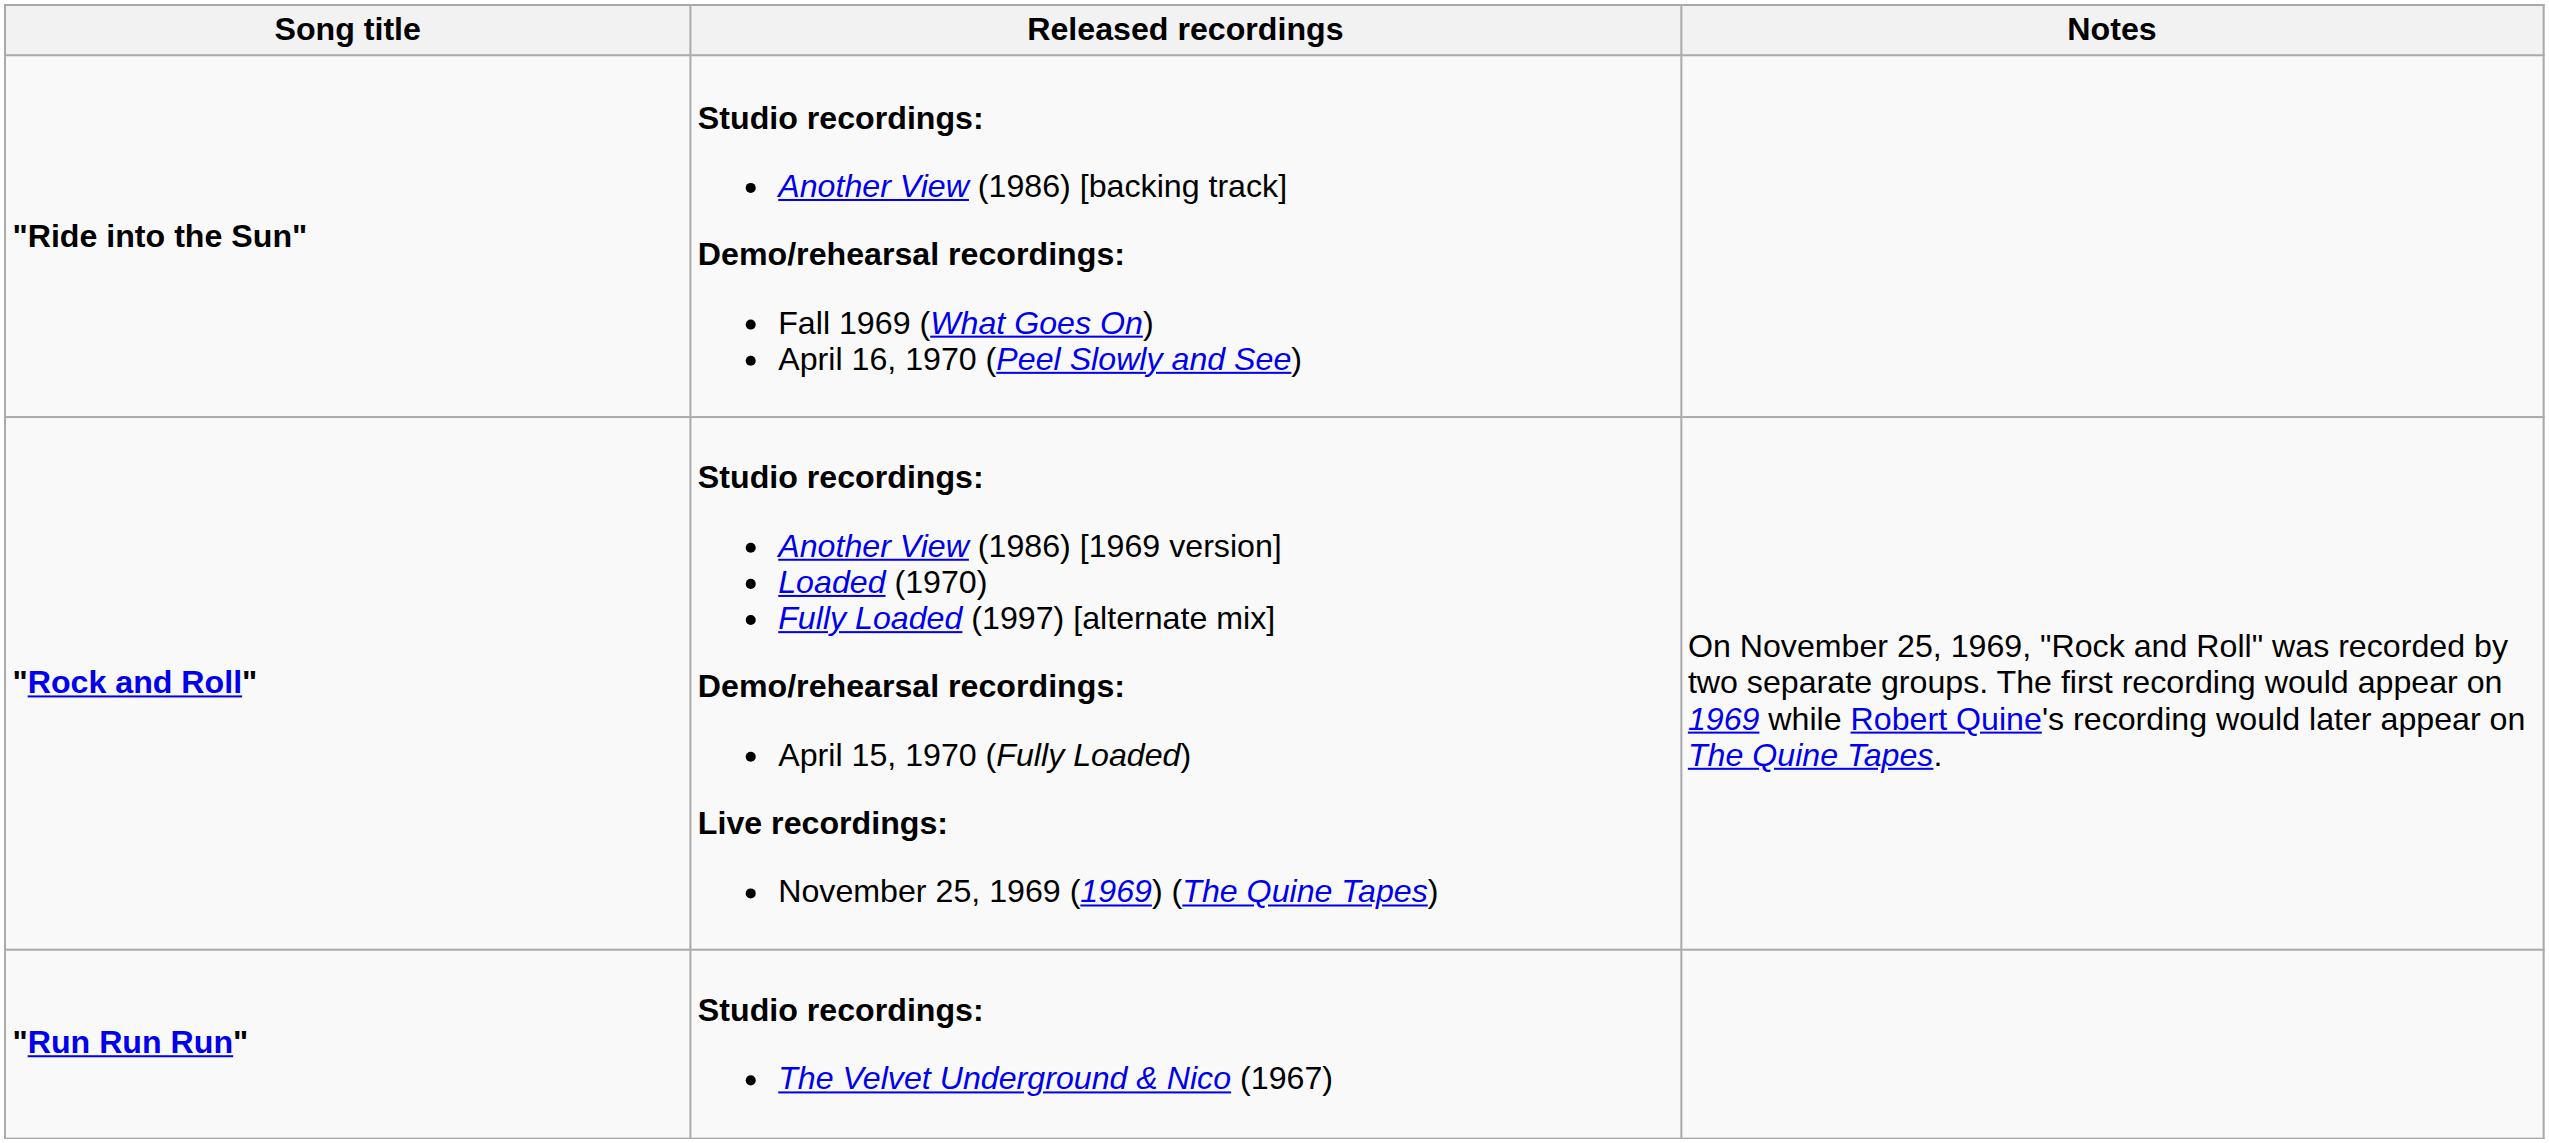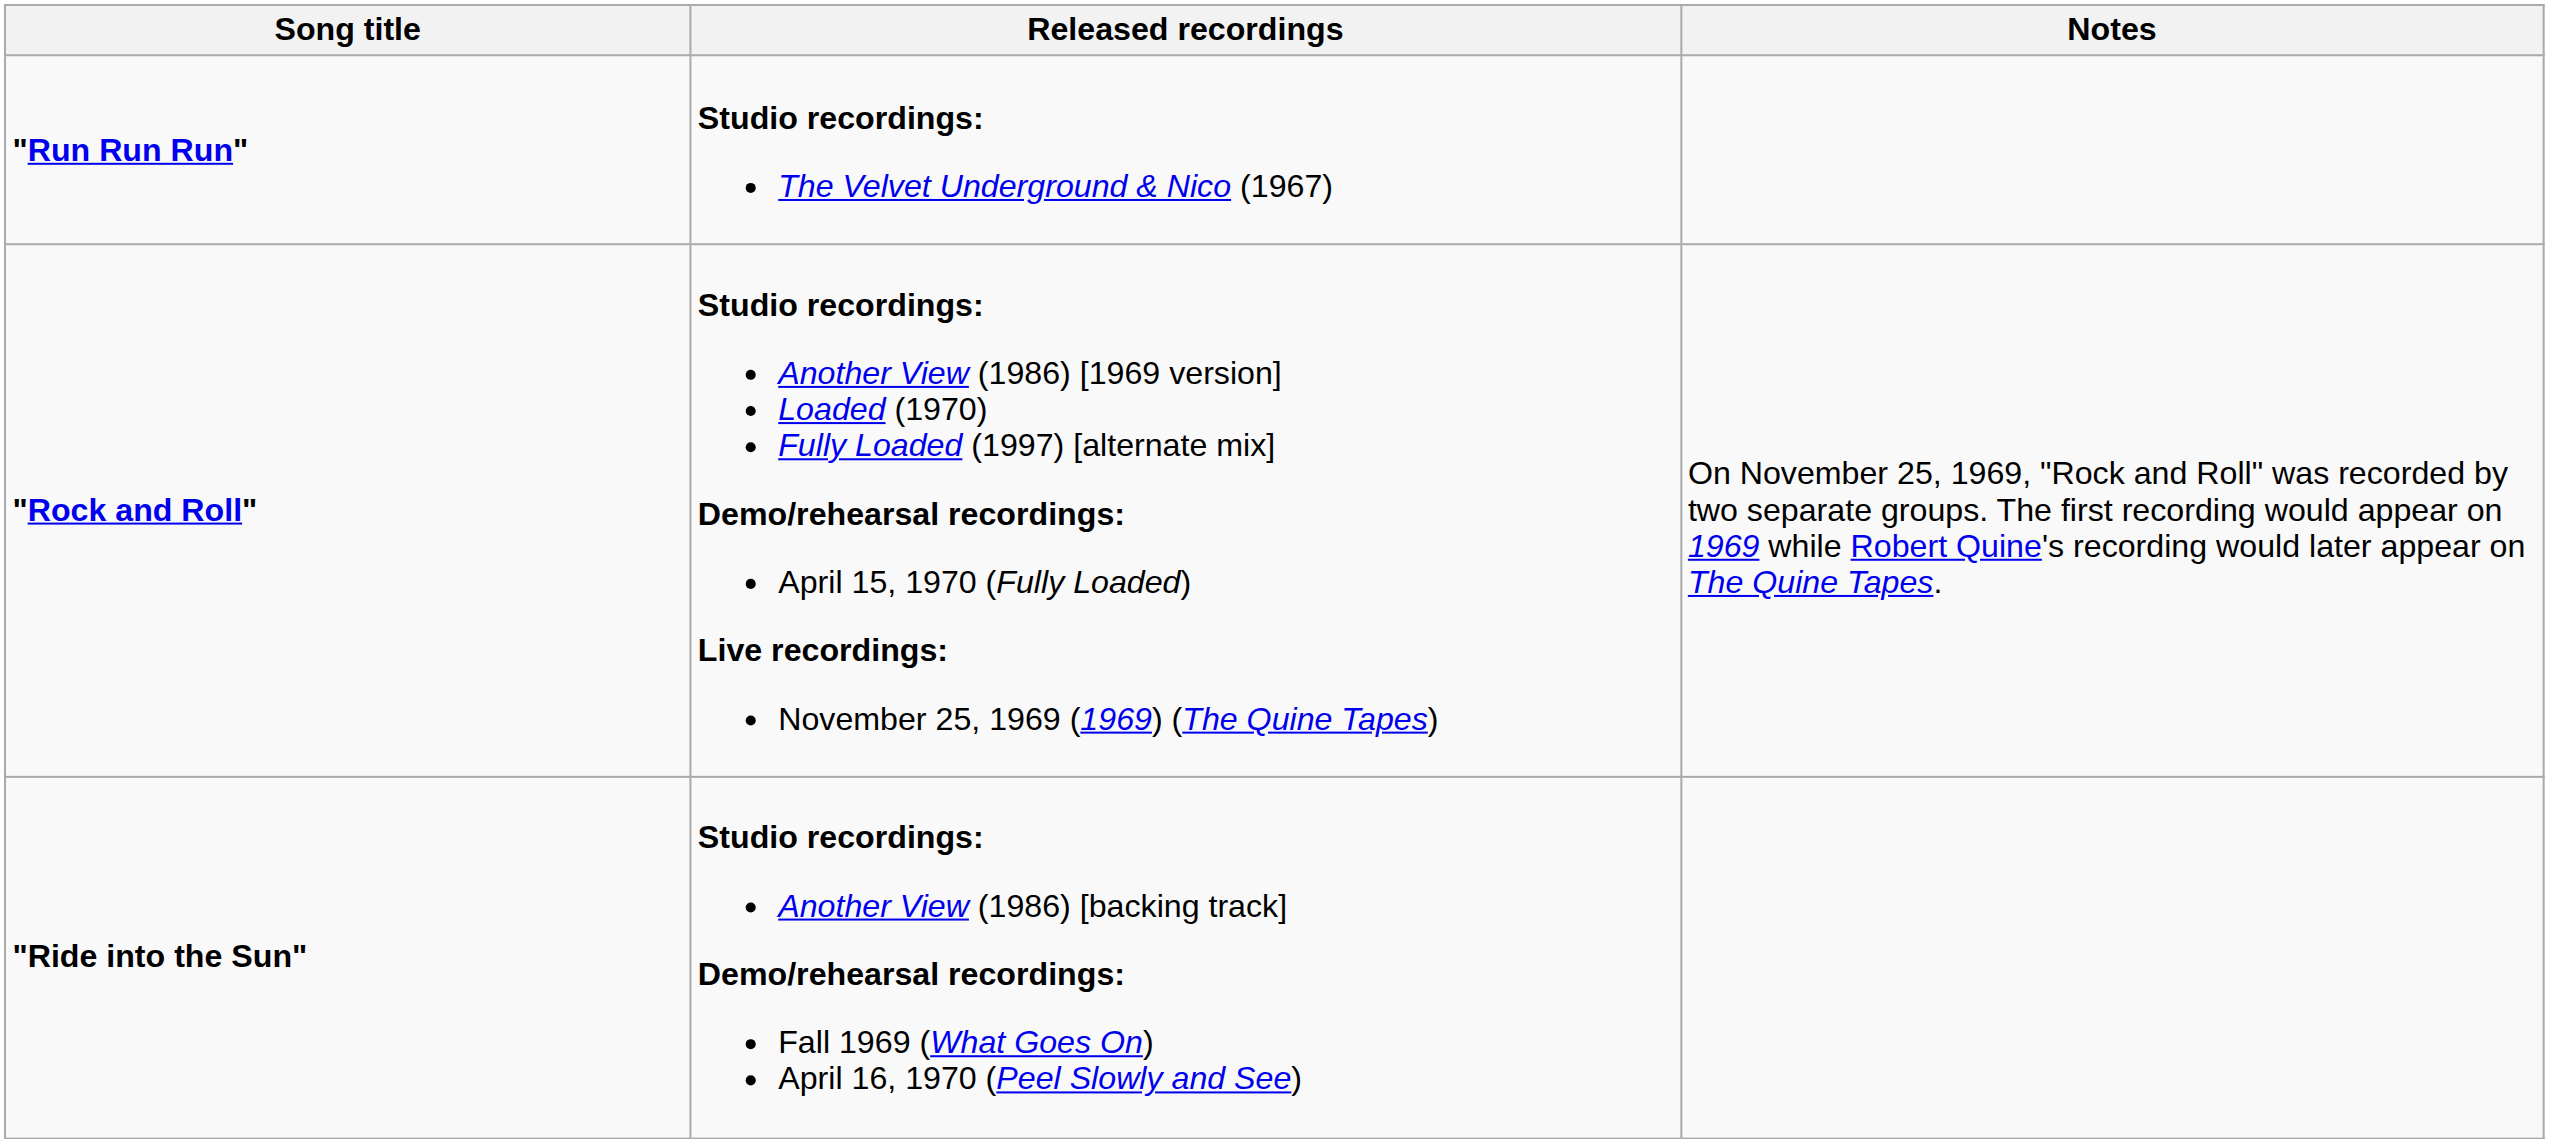rows swapped: (160, 235) <-> (130, 1043)
